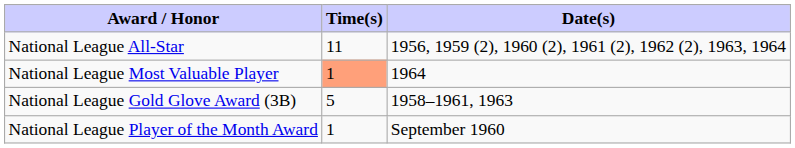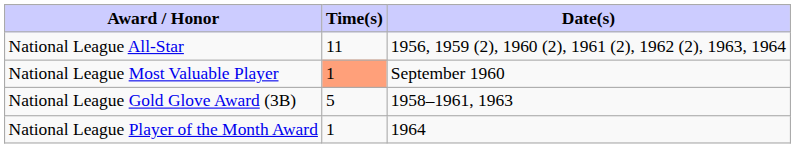(408, 73) 1964 -> (448, 73) September 1960
(448, 128) September 1960 -> (408, 128) 1964
